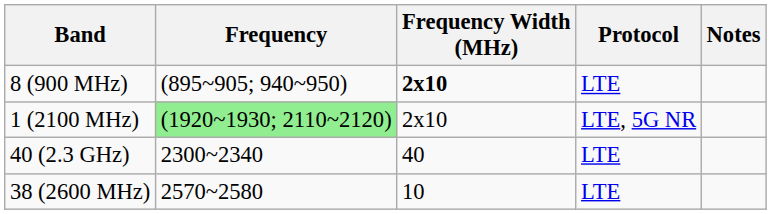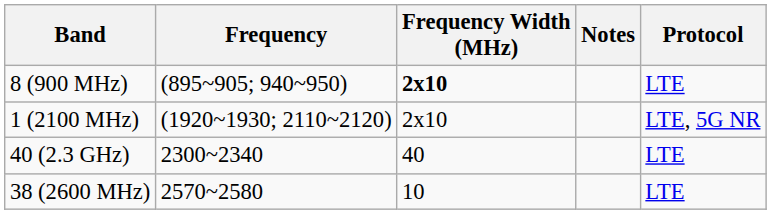columns swapped: (639, 35) <-> (734, 35)
(276, 119) lightgreen background -> (276, 119) no background
